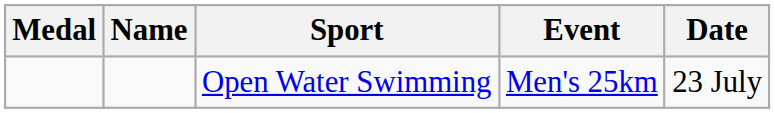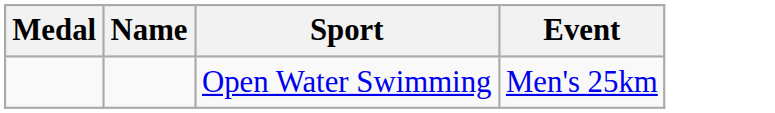- column: (717, 30)
